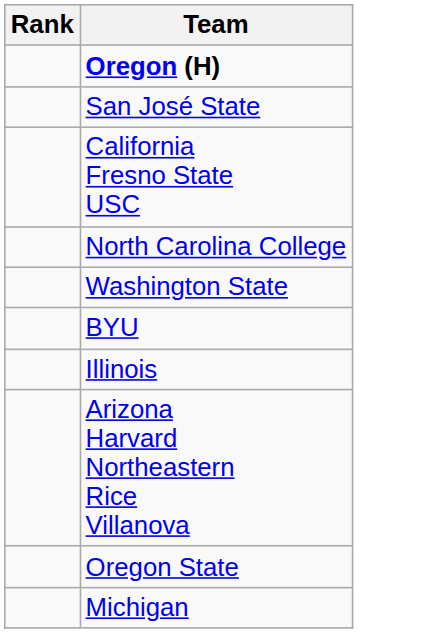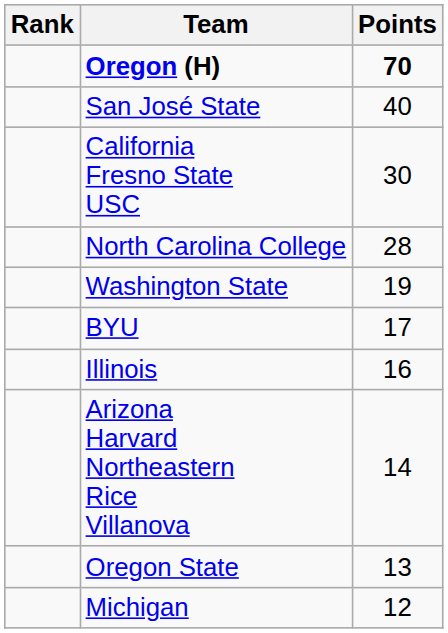+ column: (397, 24)
